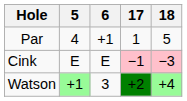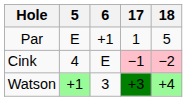(75, 38) 4 -> (75, 38) E
(75, 61) E -> (75, 61) 4
(167, 61) −3 -> (167, 61) −2
(136, 84) +2 -> (136, 84) +3
